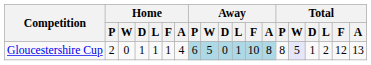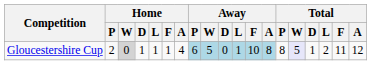(126, 50) no background -> (126, 50) lightgrey background
(341, 50) 12 -> (341, 50) 11
(358, 50) 13 -> (358, 50) 12
